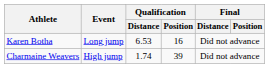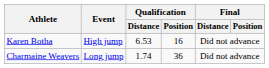(104, 41) Long jump -> (103, 41) High jump
(103, 56) High jump -> (104, 56) Long jump
(178, 56) 39 -> (178, 56) 36
